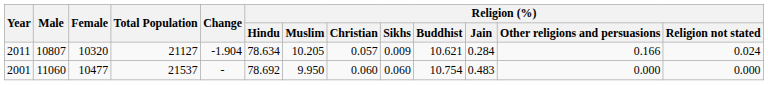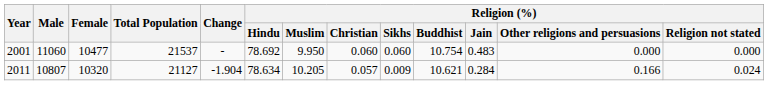rows swapped: (19, 70) <-> (19, 51)
